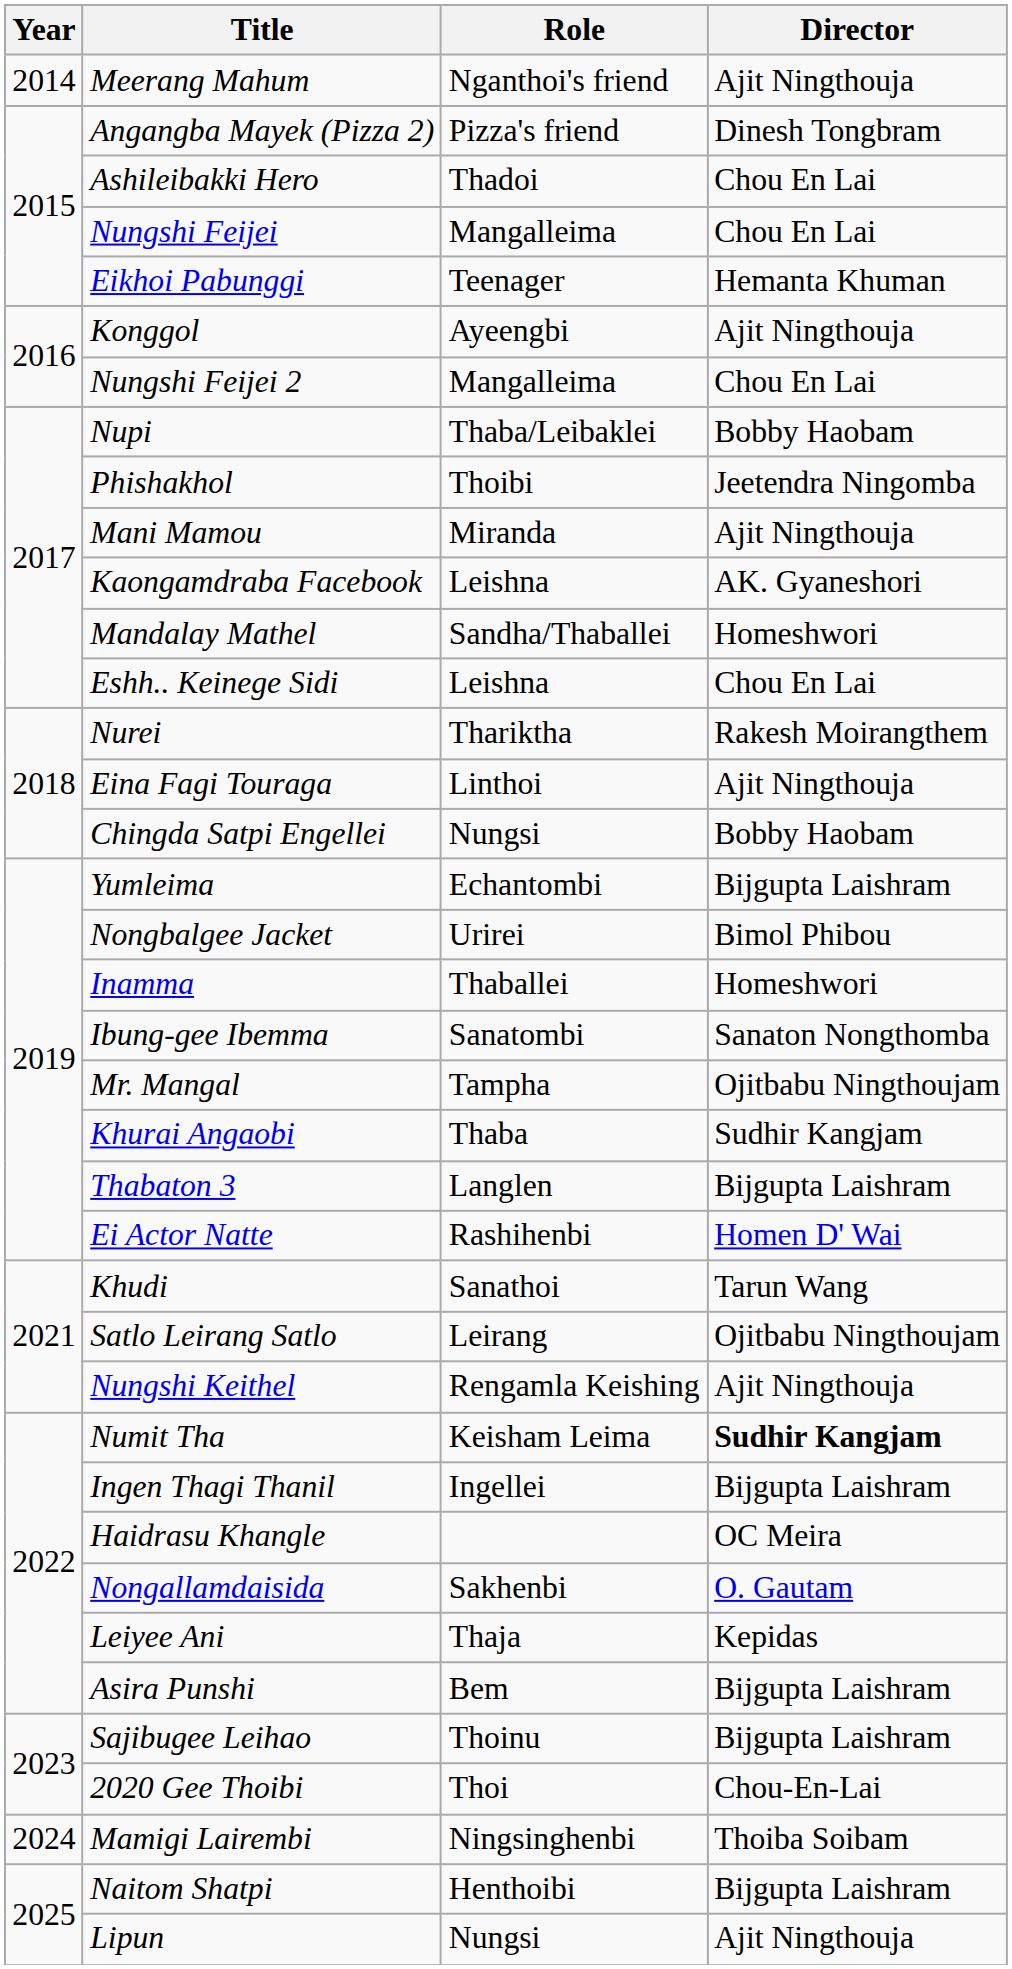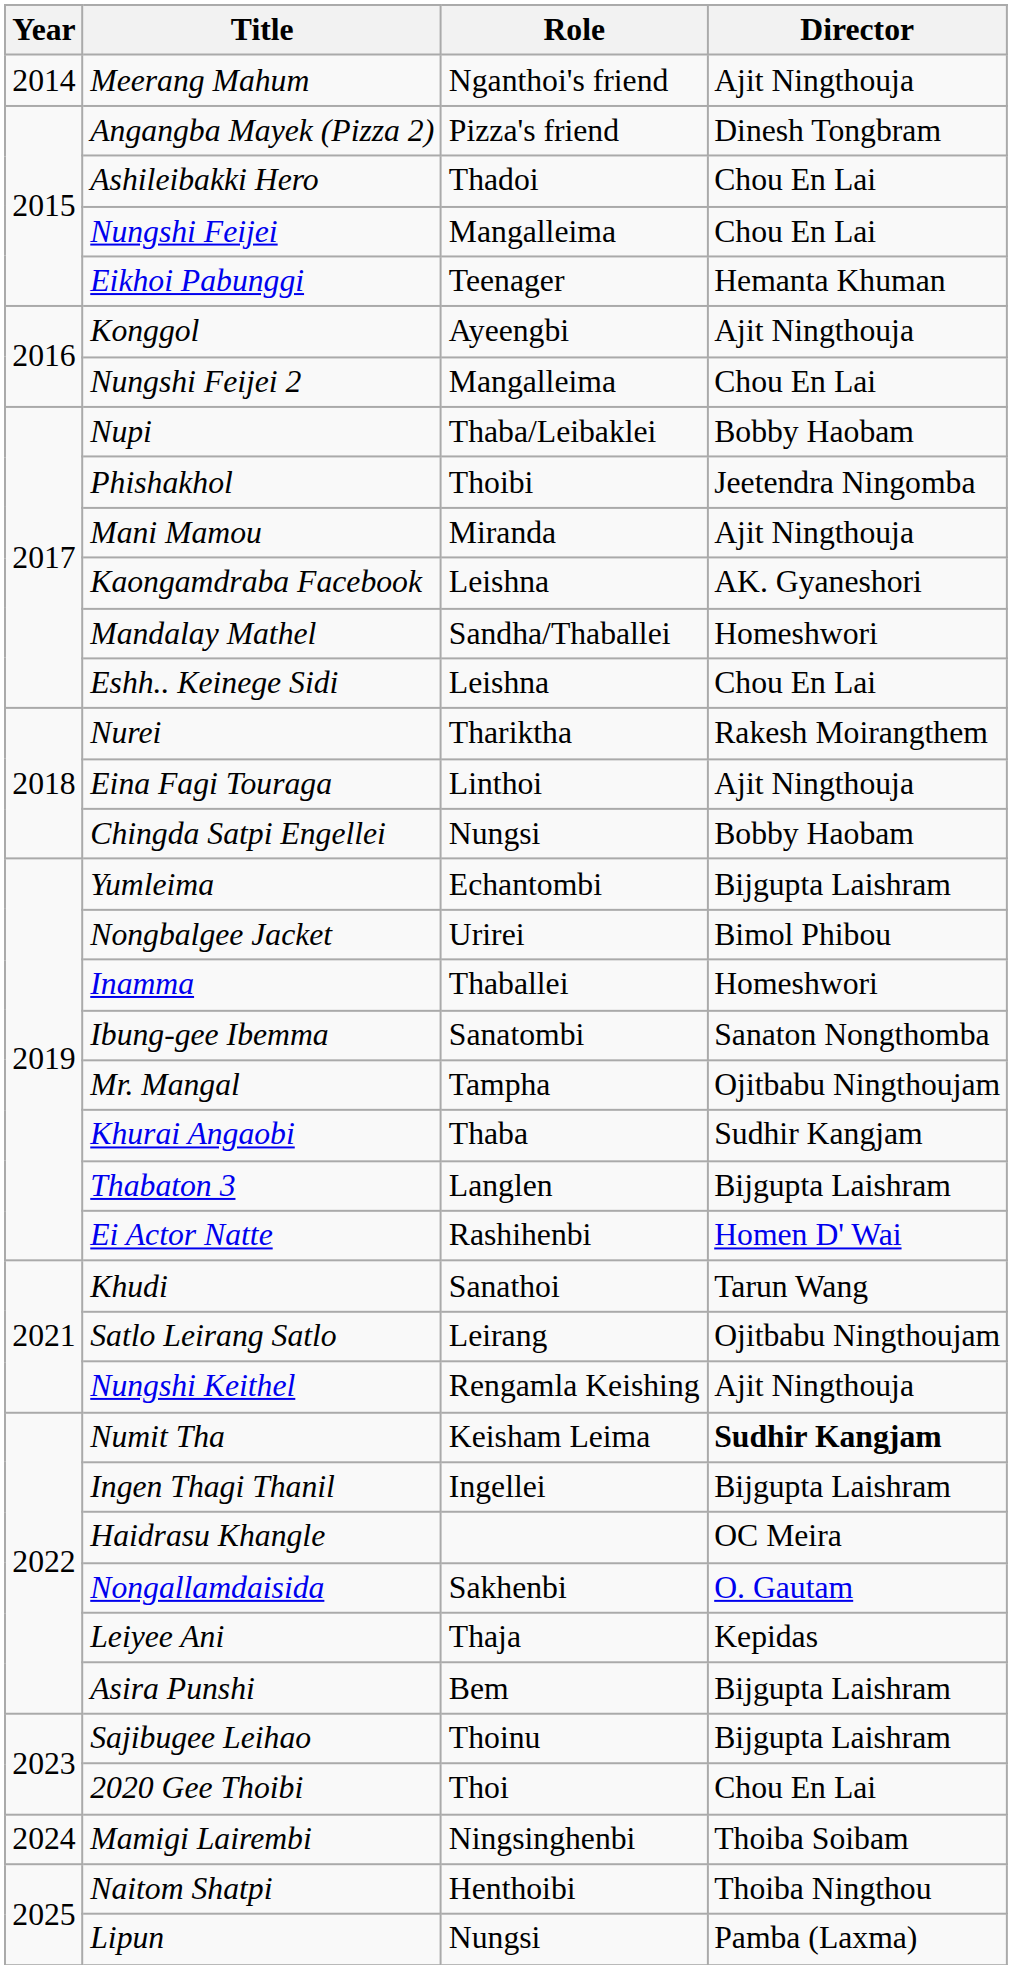(798, 1788) Chou-En-Lai -> (795, 1788) Chou En Lai
(833, 1888) Bijgupta Laishram -> (823, 1888) Thoiba Ningthou
(814, 1938) Ajit Ningthouja -> (816, 1938) Pamba (Laxma)
